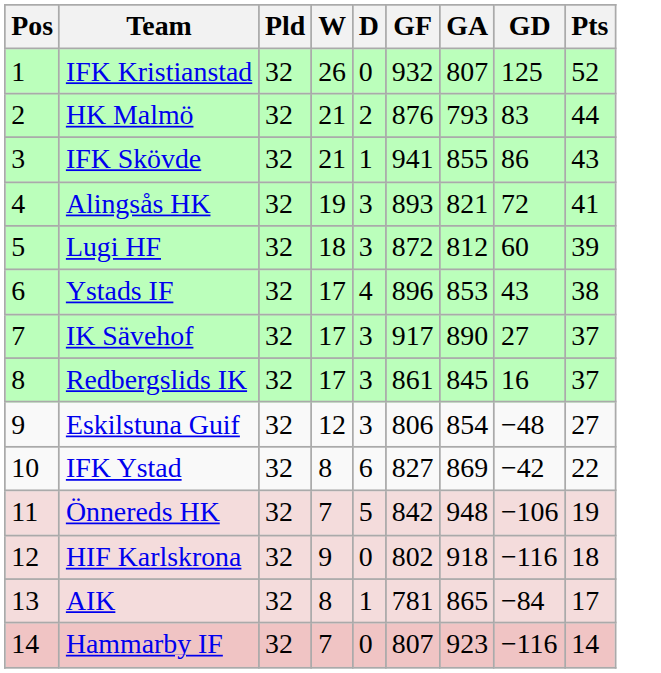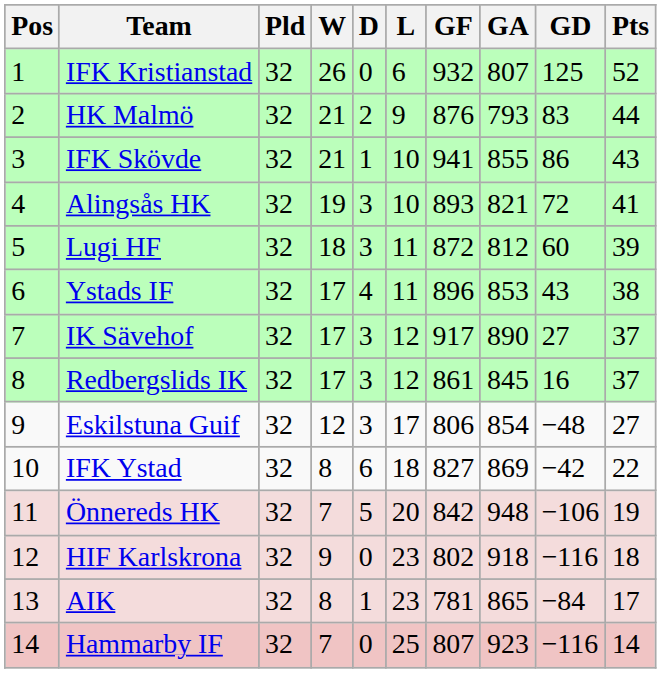+ column: (406, 26)
